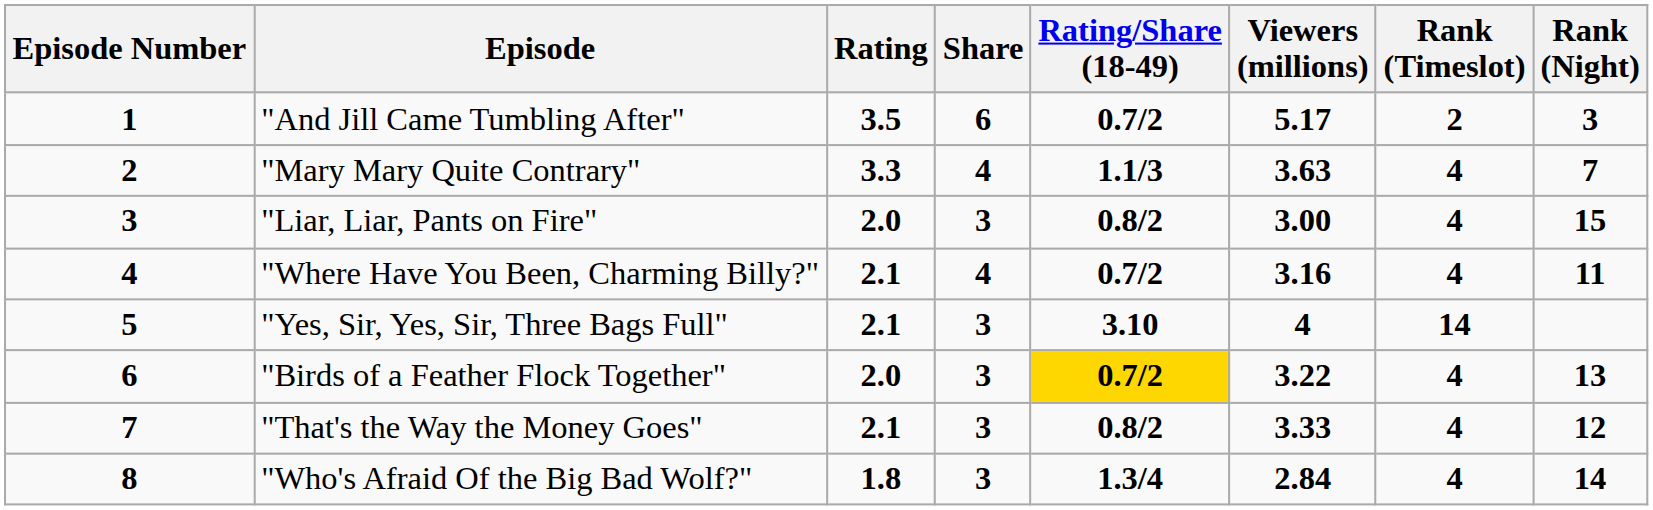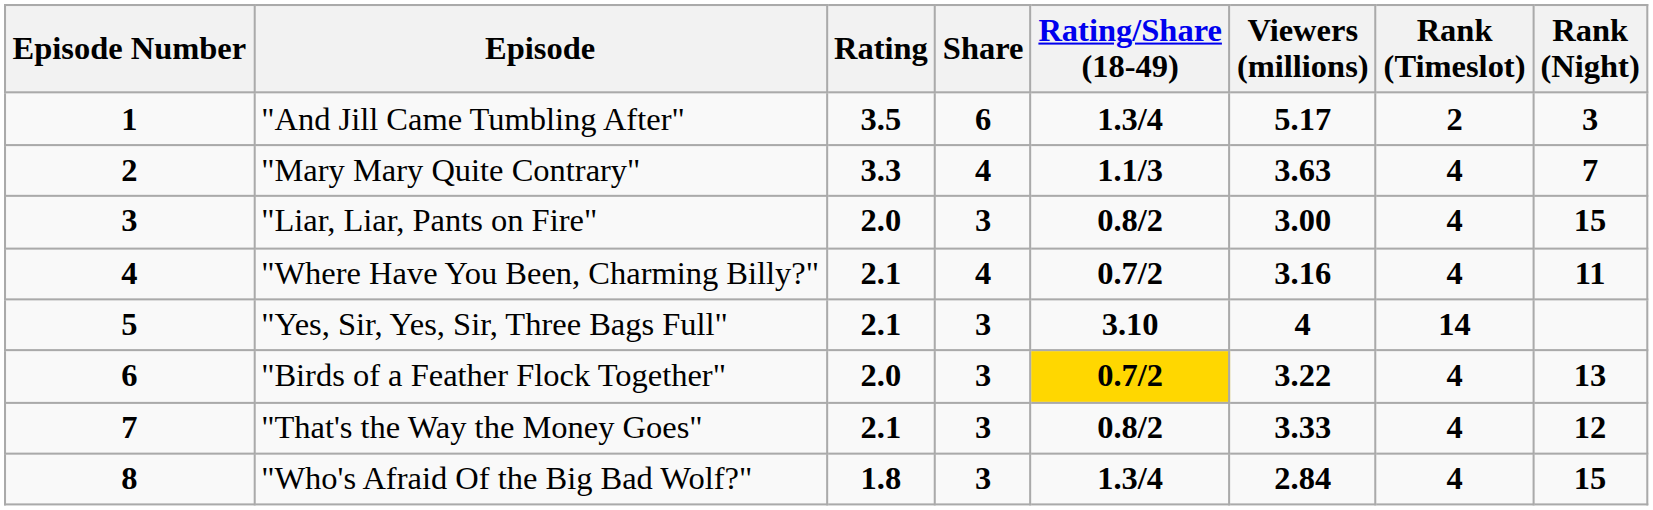(1130, 118) 0.7/2 -> (1130, 118) 1.3/4
(1590, 478) 14 -> (1590, 478) 15
